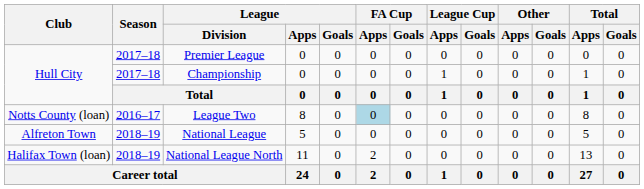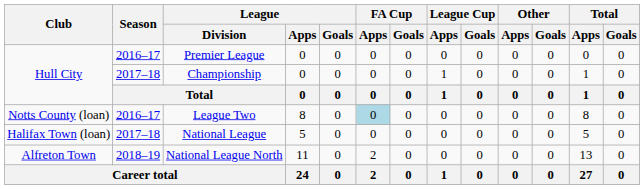(138, 54) 2017–18 -> (138, 54) 2016–17
(59, 134) Alfreton Town -> (59, 134) Halifax Town (loan)
(138, 134) 2018–19 -> (138, 134) 2017–18
(59, 154) Halifax Town (loan) -> (59, 154) Alfreton Town
